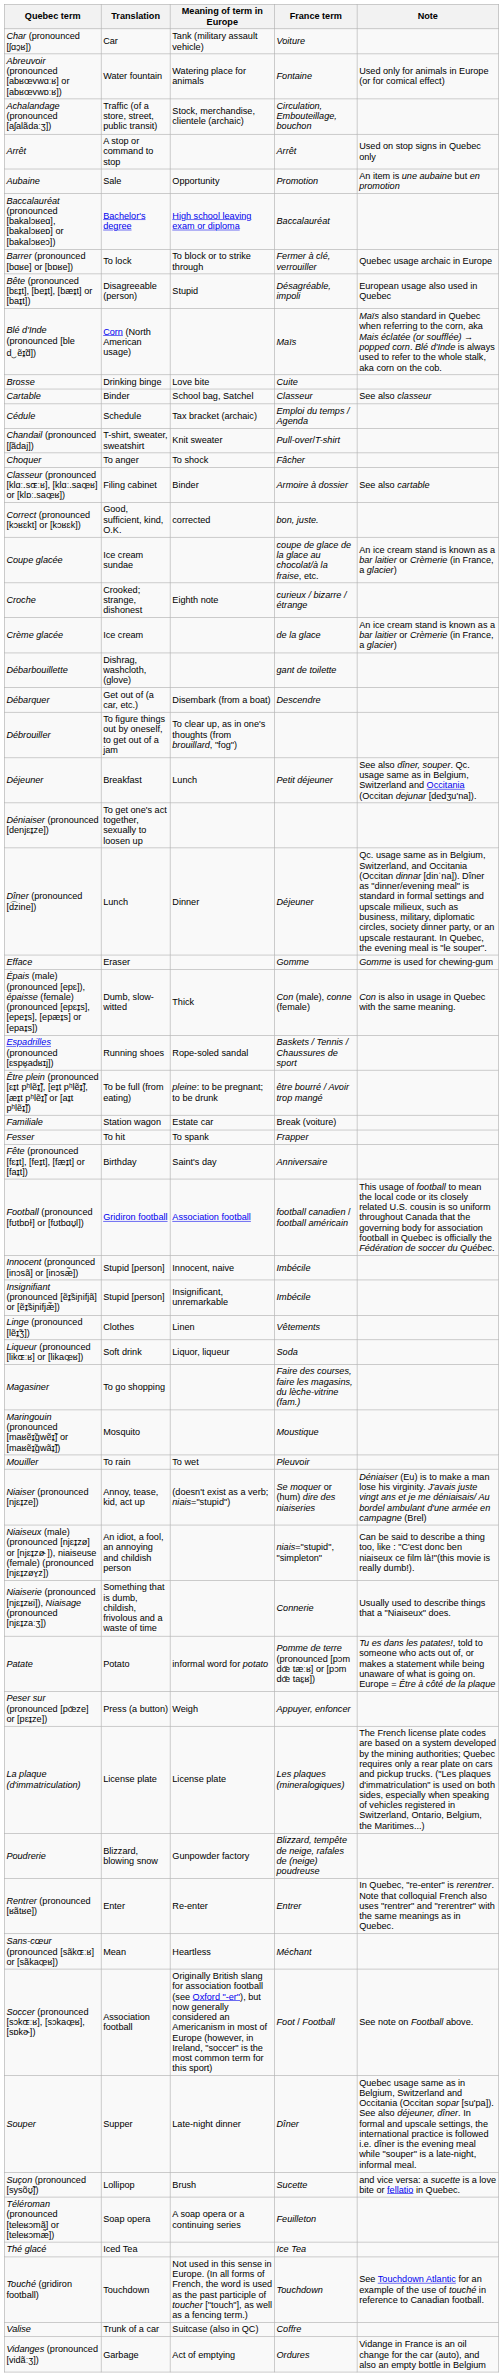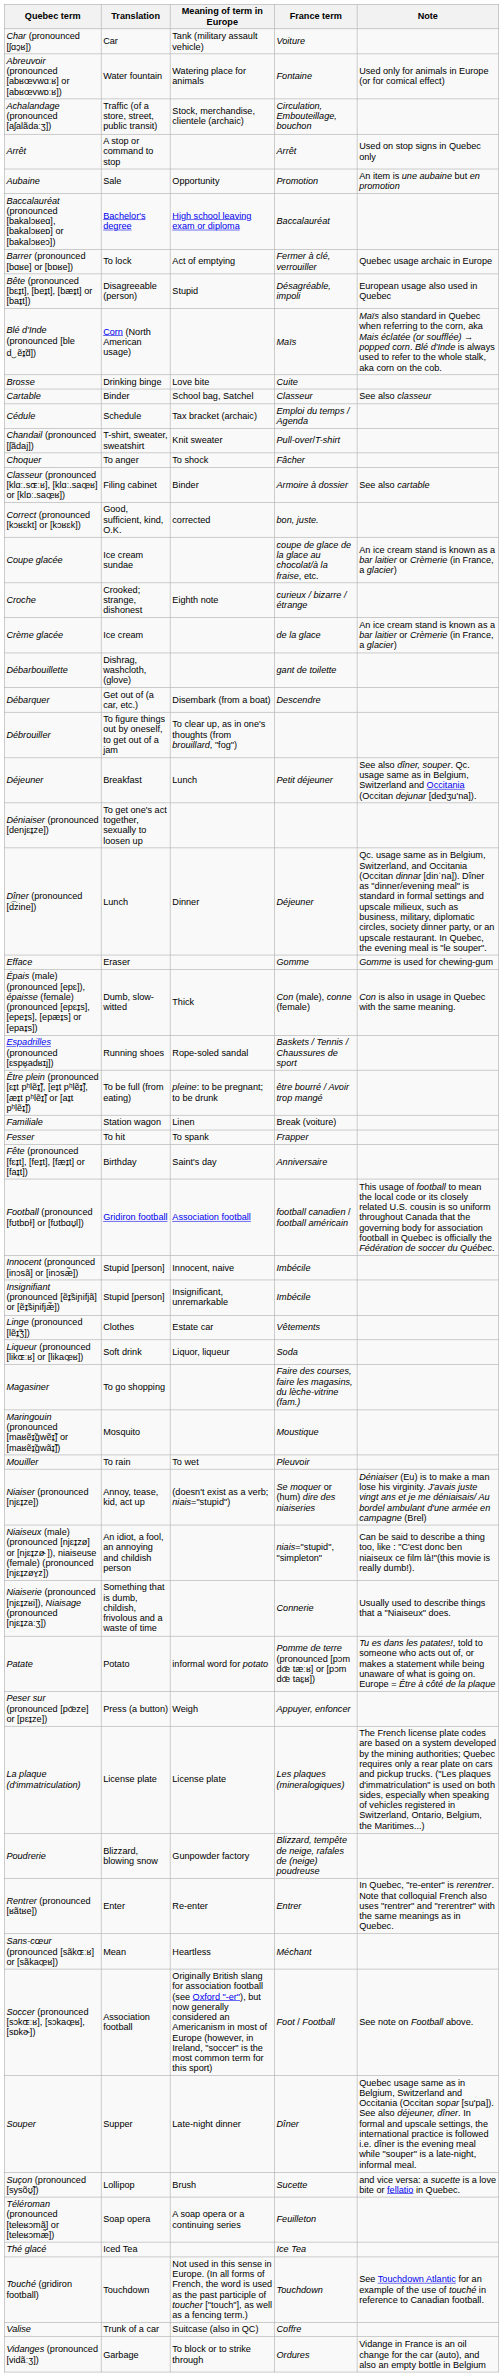(212, 261) To block or to strike through -> (204, 261) Act of emptying
(193, 1122) Estate car -> (183, 1122) Linen
(183, 1327) Linen -> (193, 1327) Estate car
(204, 2354) Act of emptying -> (212, 2354) To block or to strike through
